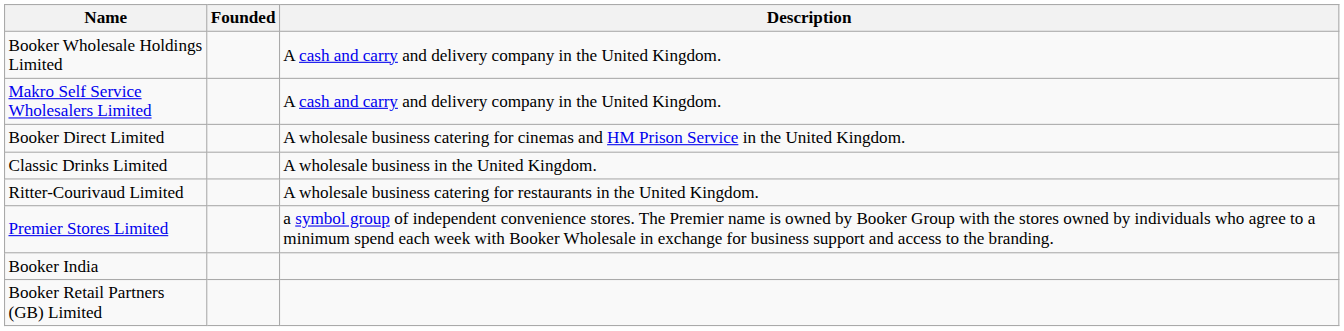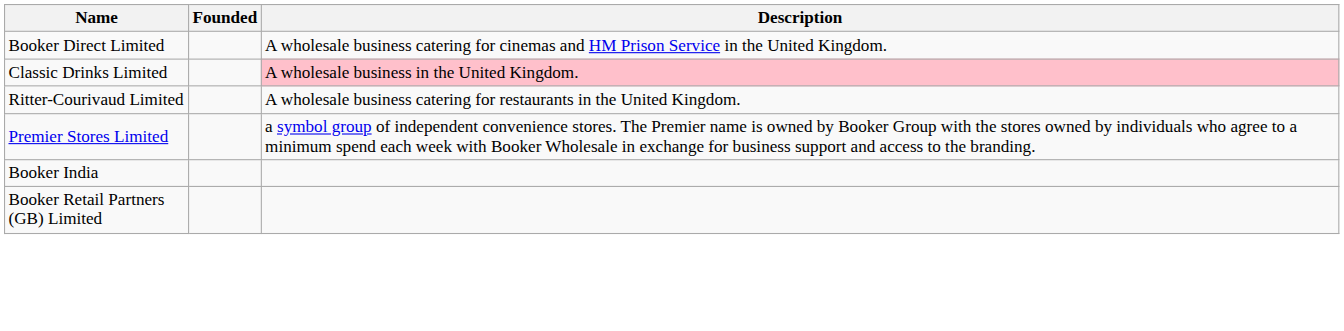- row: (105, 54)
- row: (80, 101)
(440, 165) no background -> (422, 72) pink background
